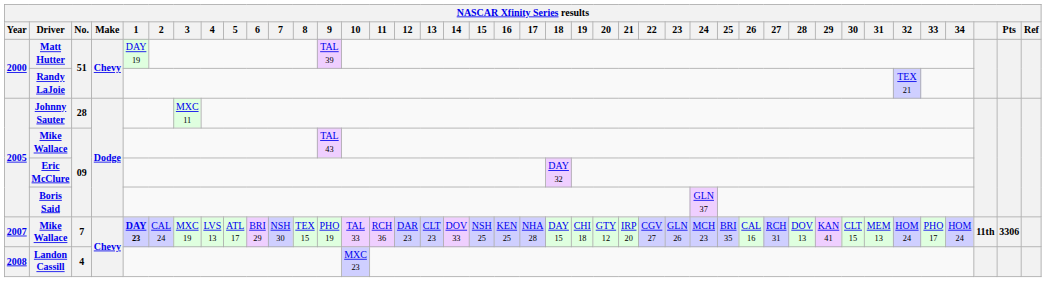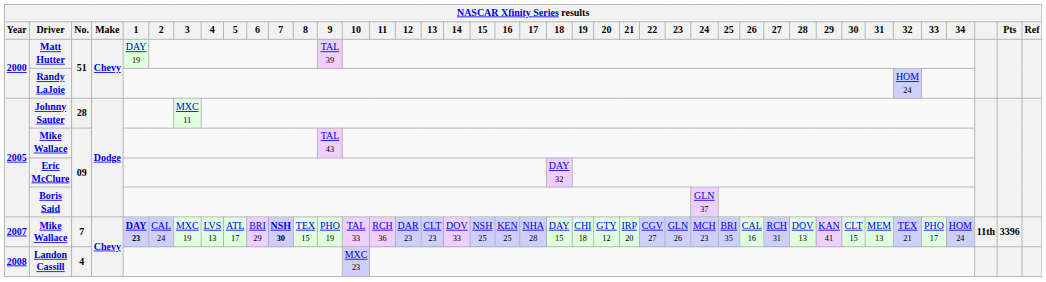(907, 83) TEX 21 -> (908, 83) HOM 24
(281, 231) normal -> (281, 232) bold
(907, 231) HOM 24 -> (908, 231) TEX 21
(1009, 232) 3306 -> (1010, 232) 3396
